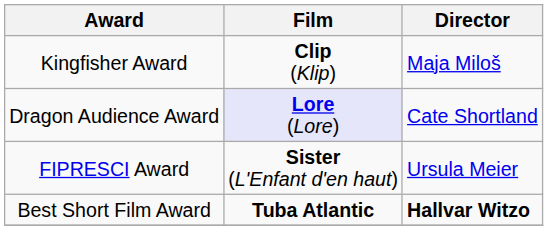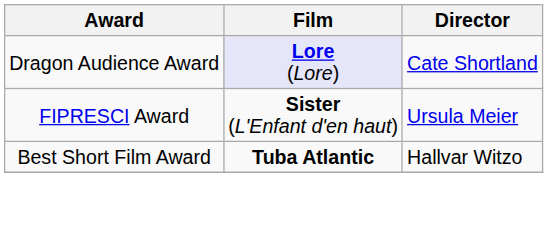- row: (114, 62)
(469, 210) bold -> (465, 157) normal
